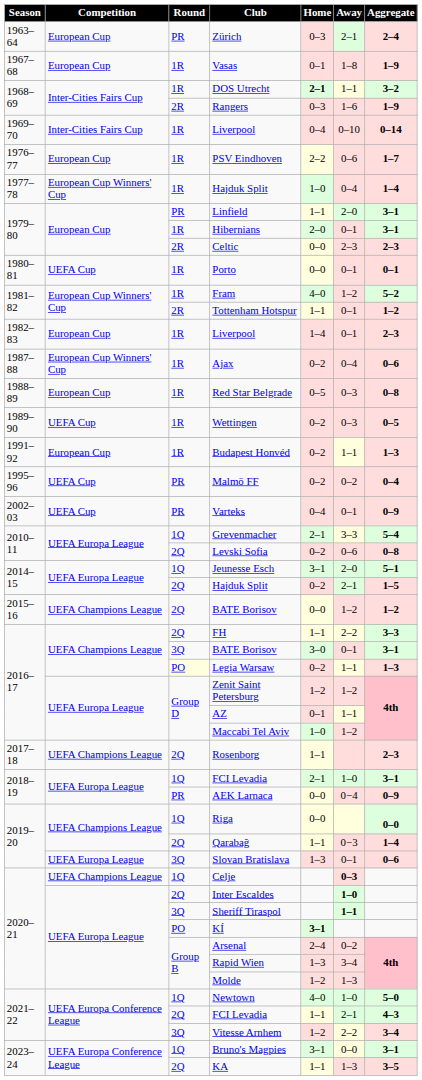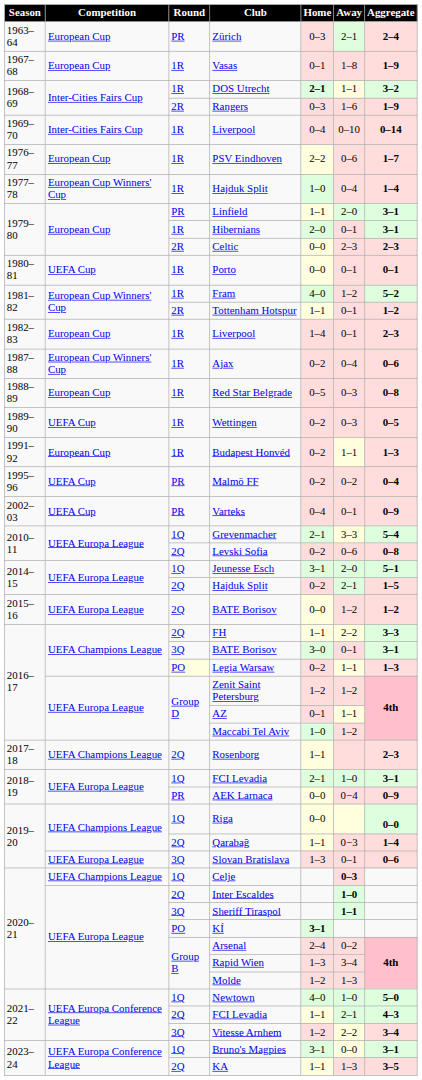(105, 609) UEFA Champions League -> (96, 609) UEFA Europa League
